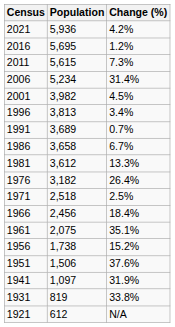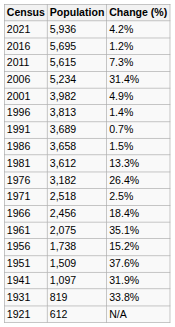(121, 96) 4.5% -> (121, 96) 4.9%
(121, 113) 3.4% -> (121, 113) 1.4%
(121, 146) 6.7% -> (121, 146) 1.5%
(63, 264) 1,506 -> (63, 264) 1,509
